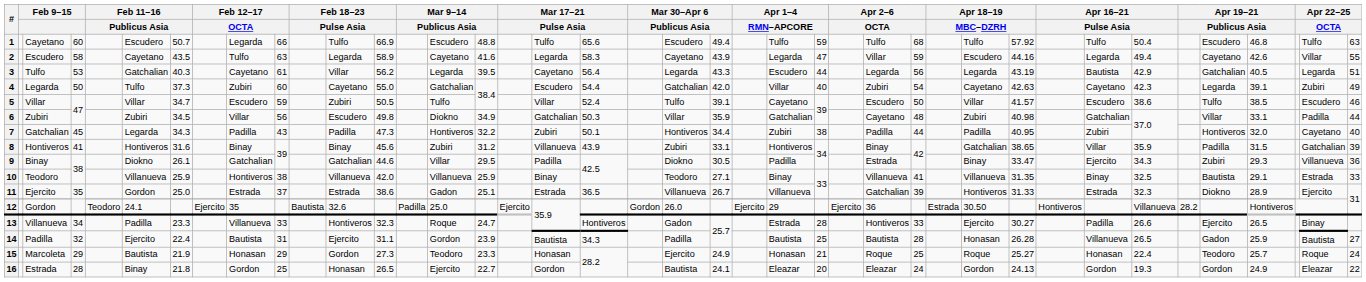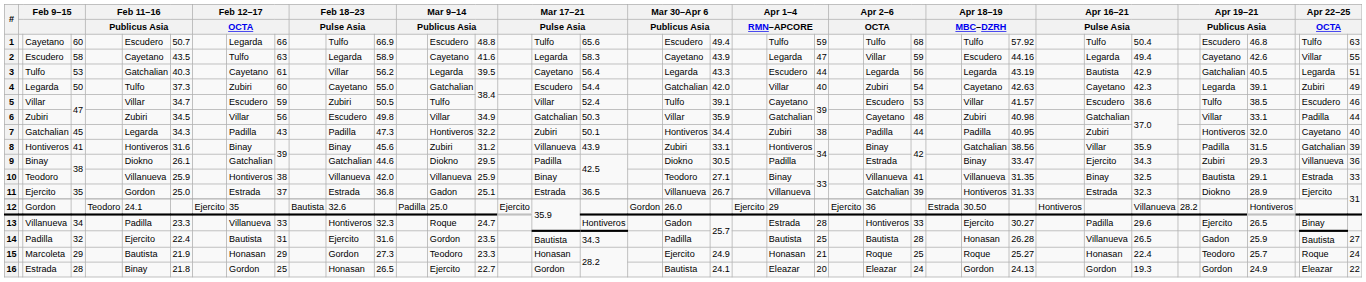(918, 101) 50 -> (918, 101) 53
(444, 116) Diokno -> (440, 116) Villar
(1023, 146) 38.65 -> (1023, 146) 38.56
(440, 161) Villar -> (444, 161) Diokno
(385, 191) 38.6 -> (385, 191) 36.8
(1143, 223) 26.6 -> (1143, 223) 29.6
(385, 239) 31.1 -> (385, 239) 31.6
(486, 239) 23.9 -> (486, 239) 23.5
